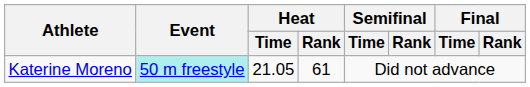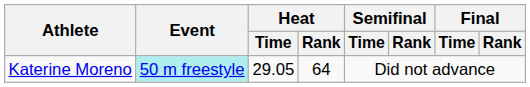(273, 69) 21.05 -> (273, 69) 29.05
(321, 69) 61 -> (321, 69) 64
